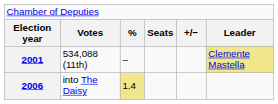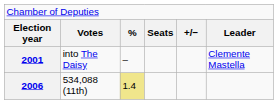(80, 59) 534,088 (11th) -> (80, 59) into The Daisy
(229, 59) khaki background -> (229, 59) no background
(80, 86) into The Daisy -> (80, 86) 534,088 (11th)
